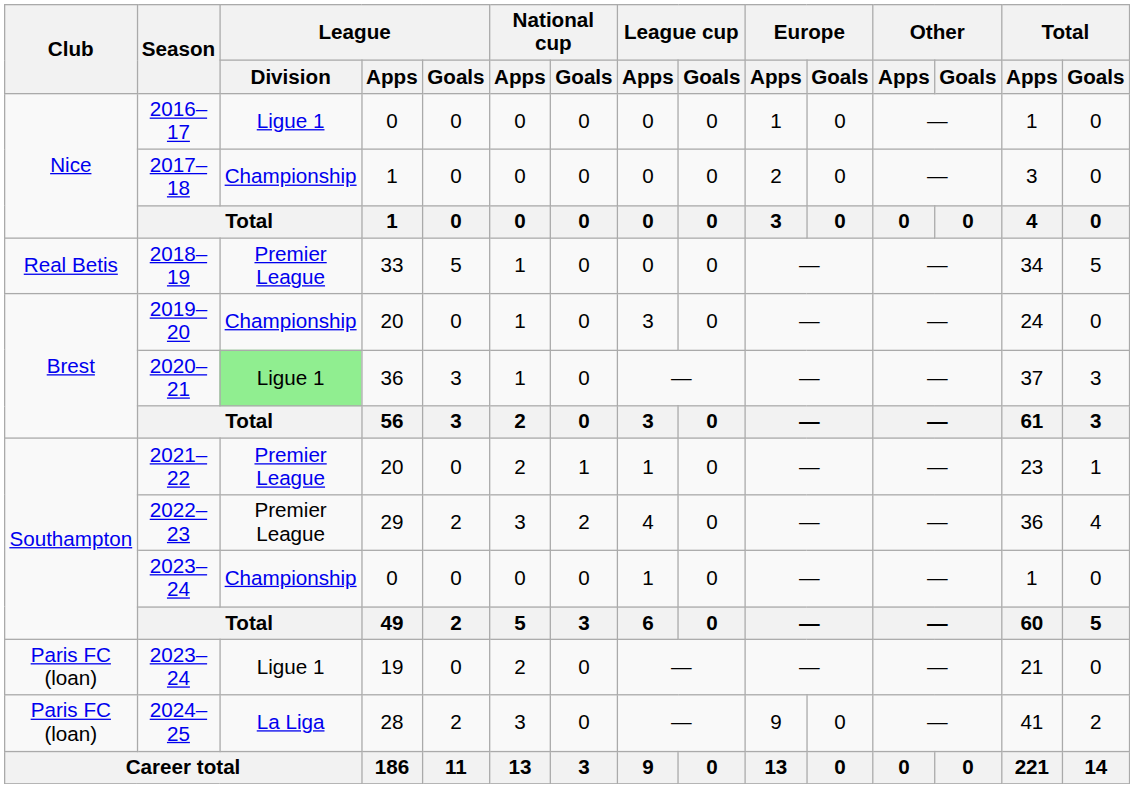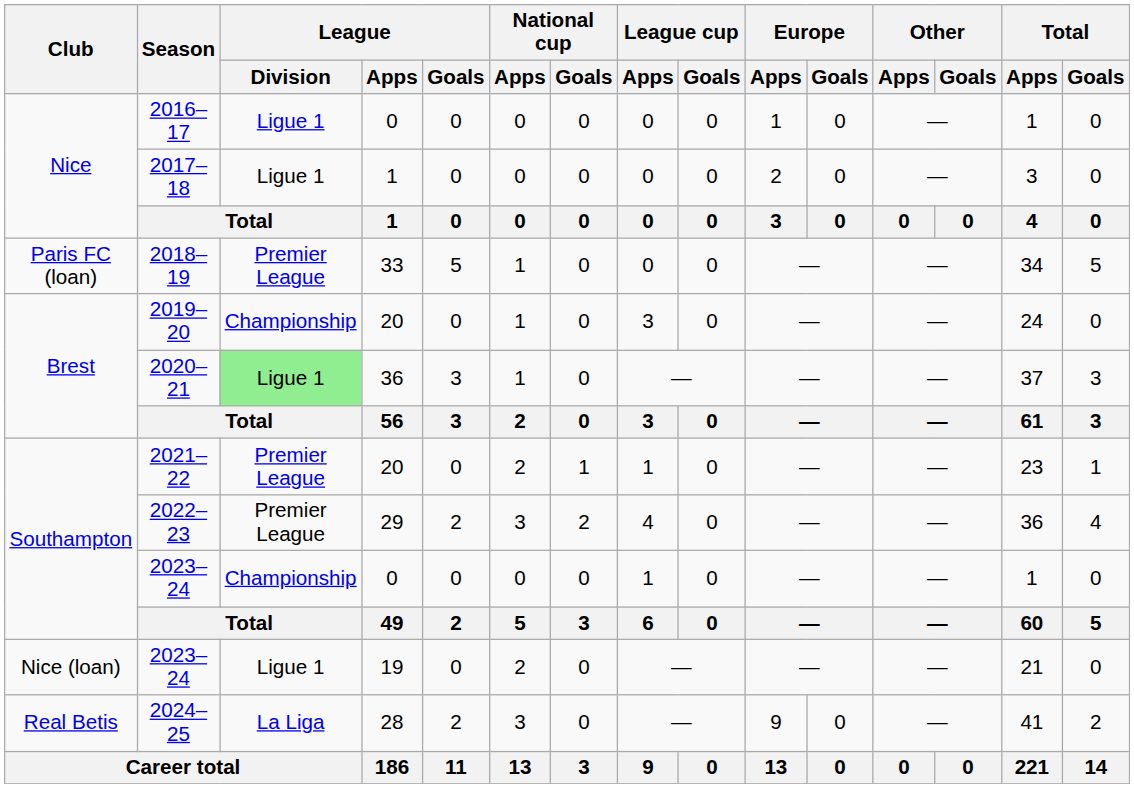(291, 177) Championship -> (291, 177) Ligue 1
(71, 265) Real Betis -> (71, 265) Paris FC (loan)
(71, 666) Paris FC (loan) -> (71, 666) Nice (loan)
(71, 722) Paris FC (loan) -> (71, 722) Real Betis
